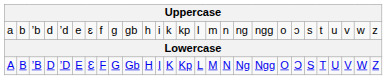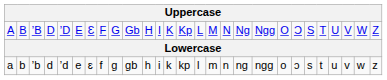rows swapped: (37, 65) <-> (36, 30)
